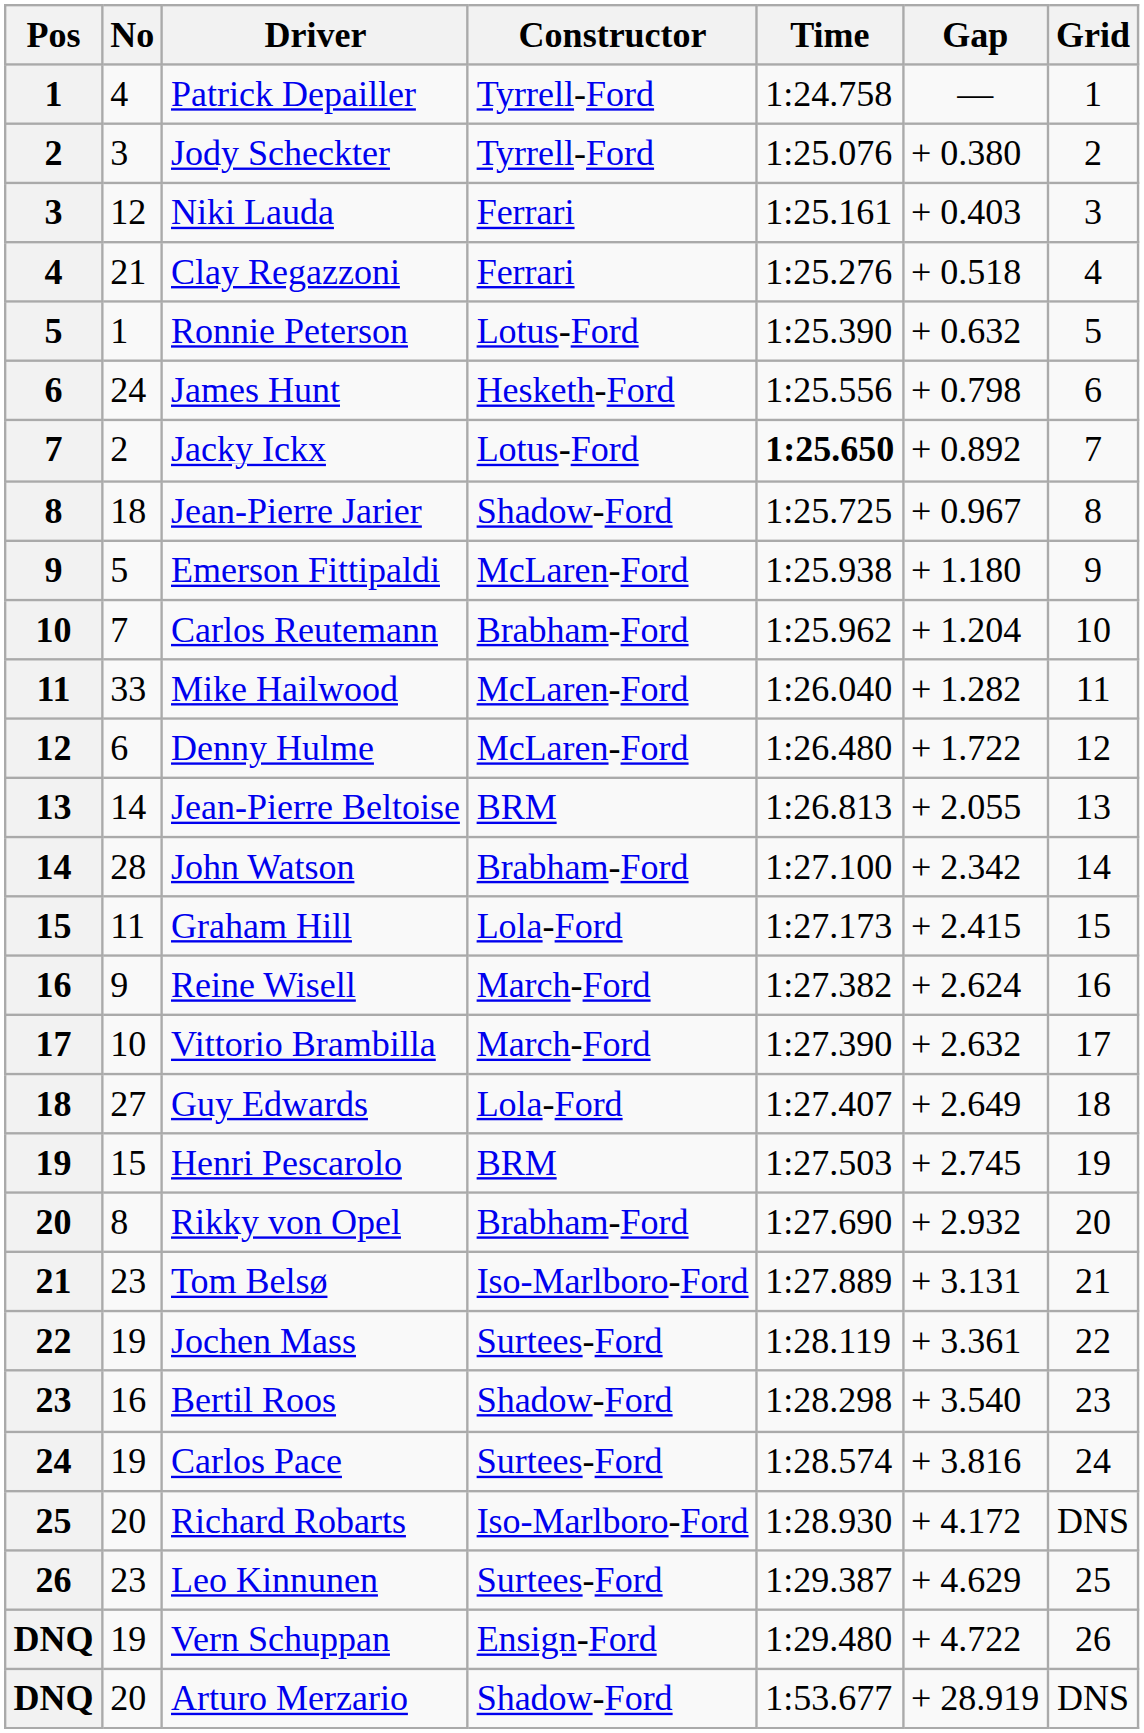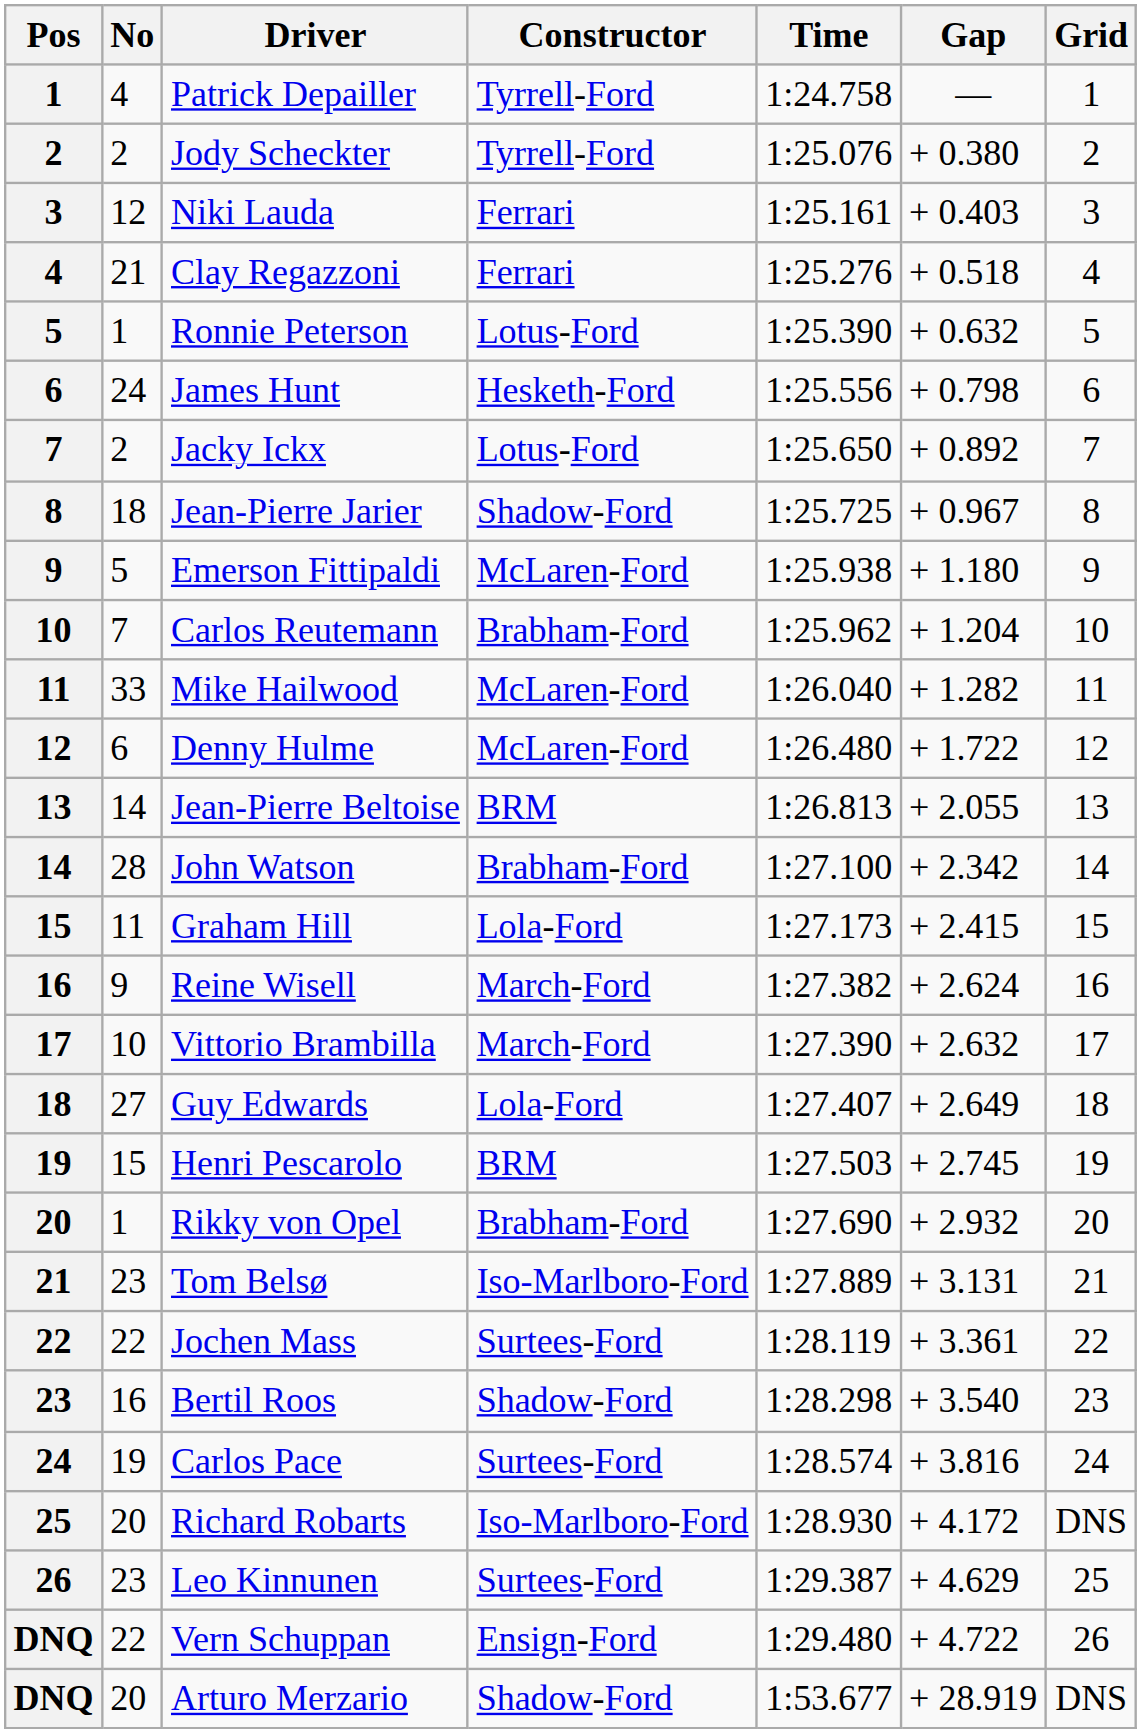(119, 153) 3 -> (119, 153) 2
(830, 450) bold -> (829, 450) normal
(119, 1222) 8 -> (119, 1222) 1
(128, 1341) 19 -> (128, 1341) 22
(128, 1638) 19 -> (128, 1638) 22
